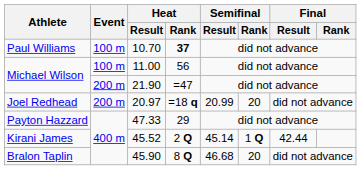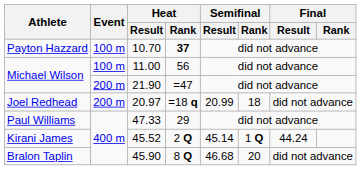(41, 49) Paul Williams -> (48, 49) Payton Hazzard
(254, 103) 20 -> (254, 103) 18
(48, 121) Payton Hazzard -> (41, 121) Paul Williams
(293, 139) 42.44 -> (293, 139) 44.24
